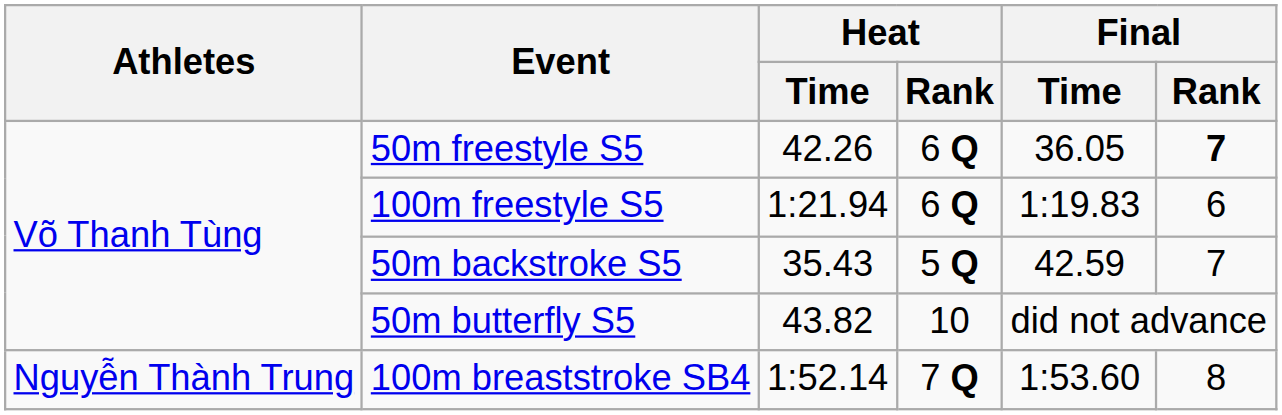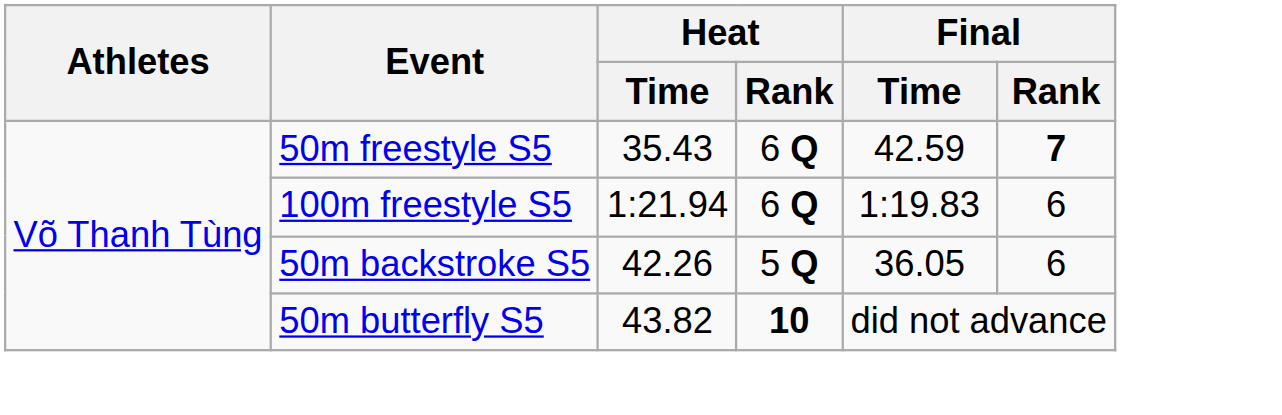(828, 148) 42.26 -> (668, 148) 35.43
(1080, 148) 36.05 -> (919, 148) 42.59
(828, 263) 35.43 -> (668, 263) 42.26
(1080, 263) 42.59 -> (919, 263) 36.05
(1216, 263) 7 -> (1056, 263) 6
(949, 321) normal -> (789, 321) bold
- row: (561, 378)
